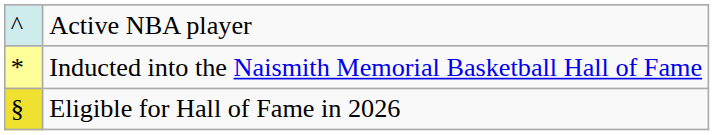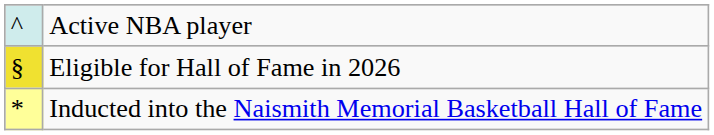rows swapped: (376, 66) <-> (225, 108)
